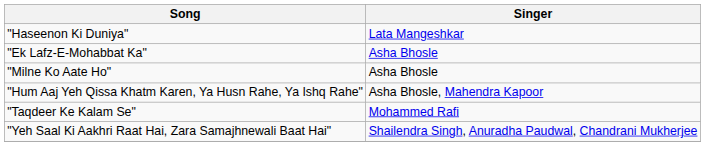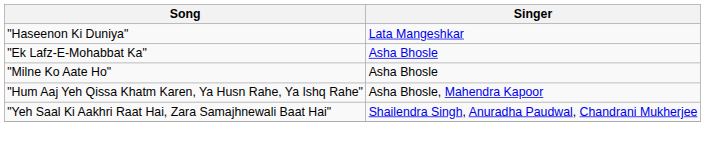- row: (72, 111)
